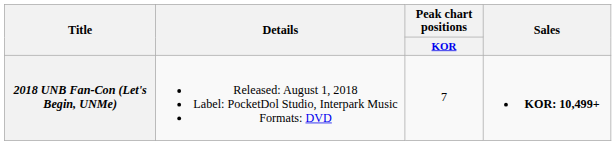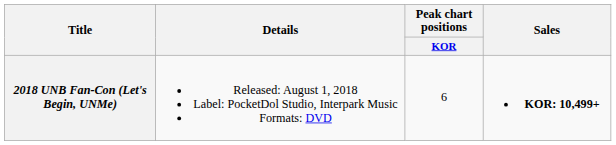(444, 97) 7 -> (444, 97) 6
